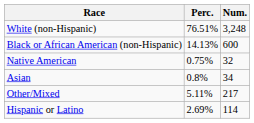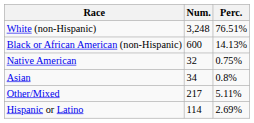columns swapped: (235, 12) <-> (202, 12)
